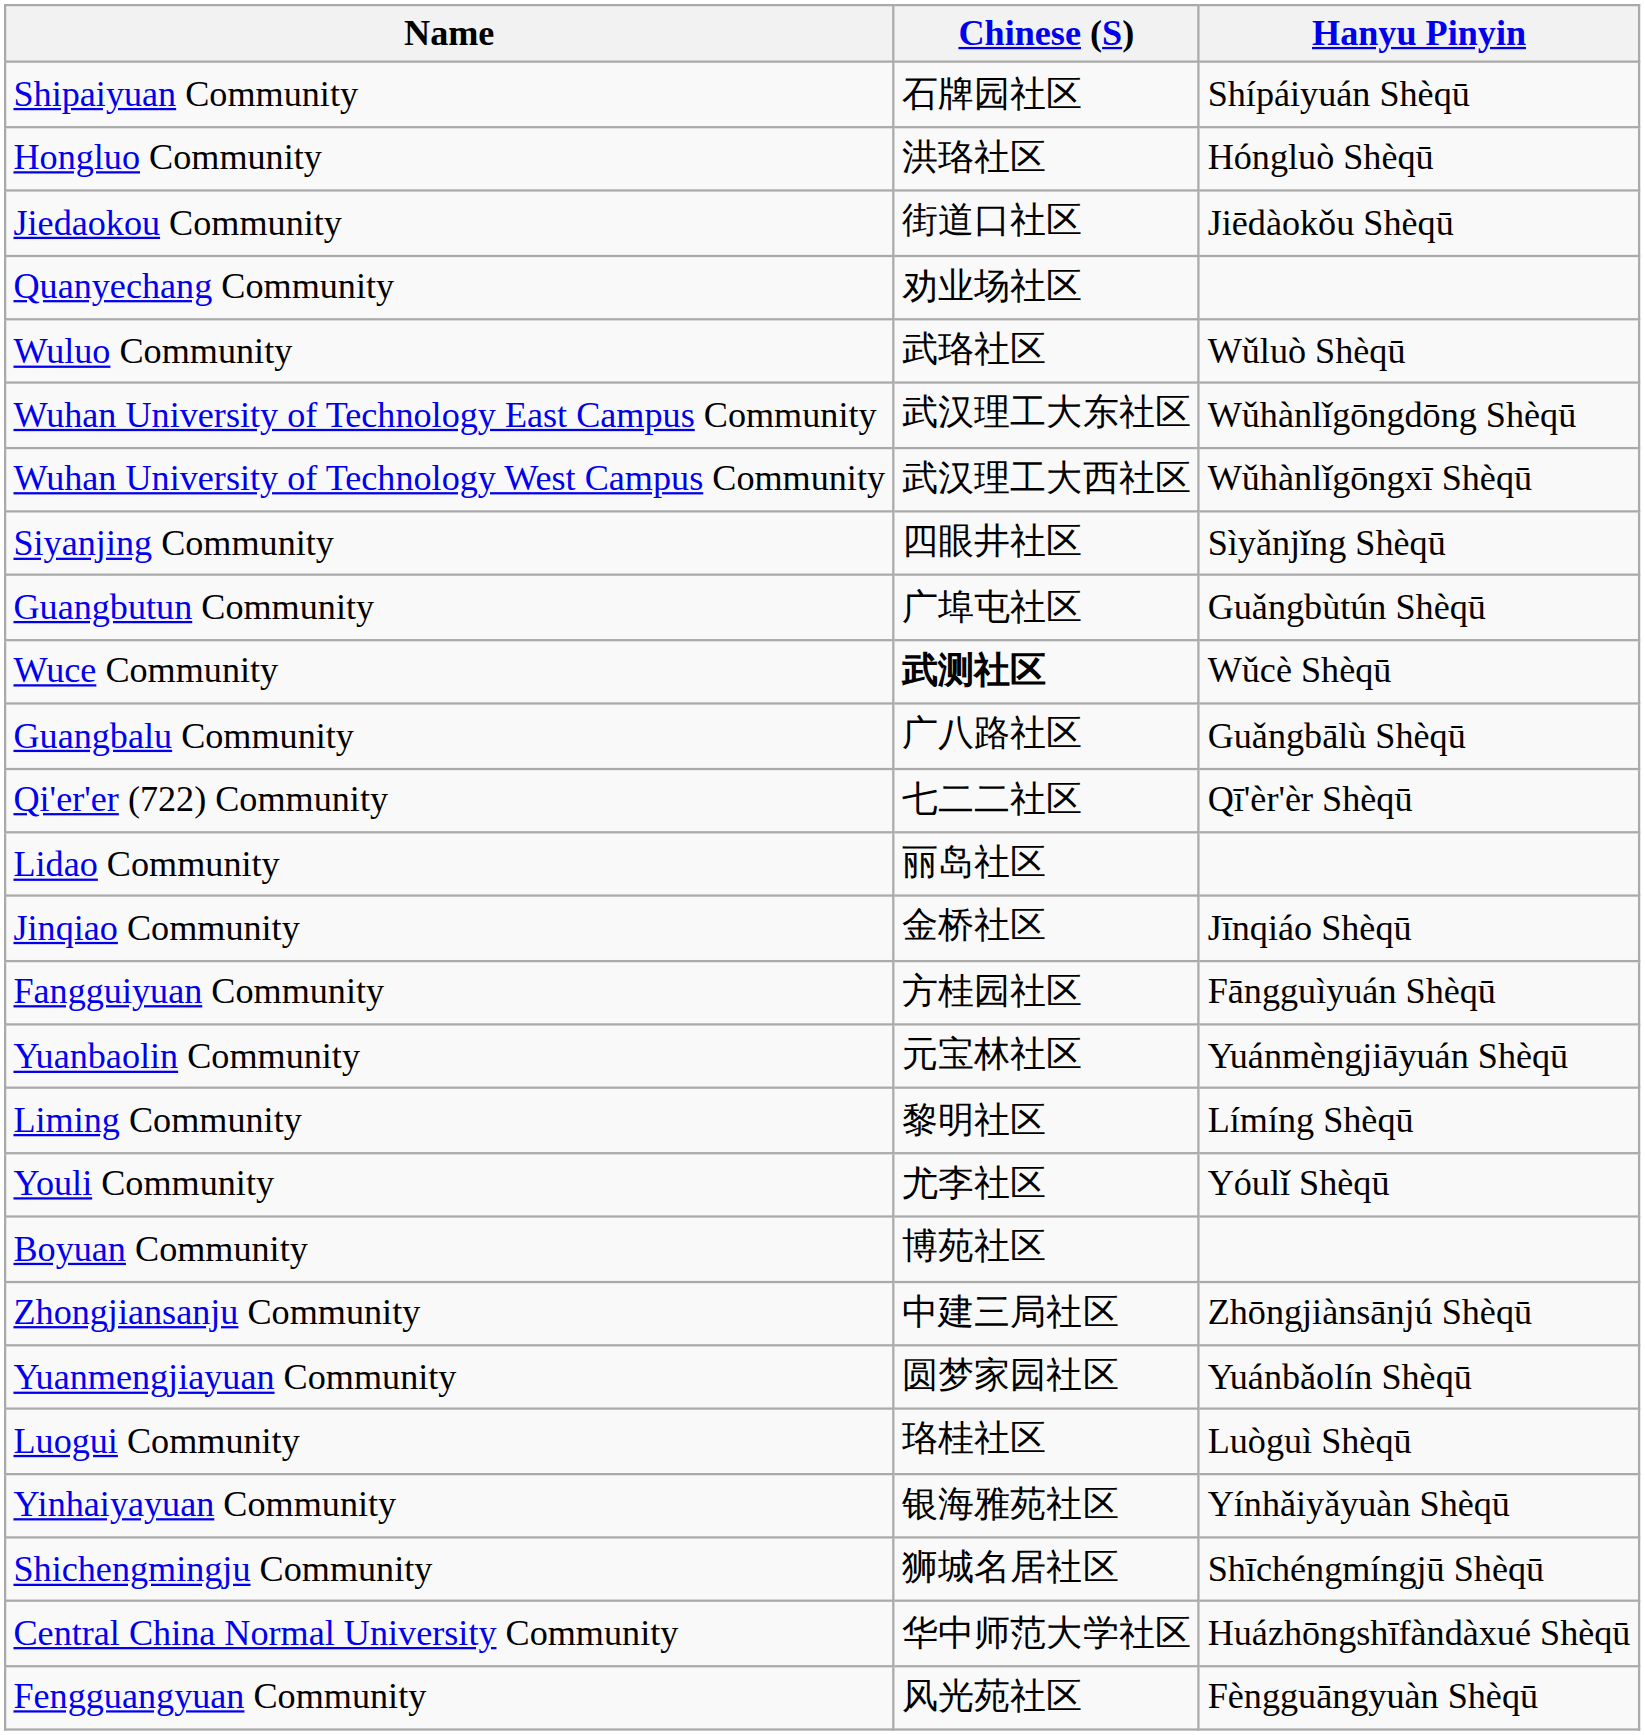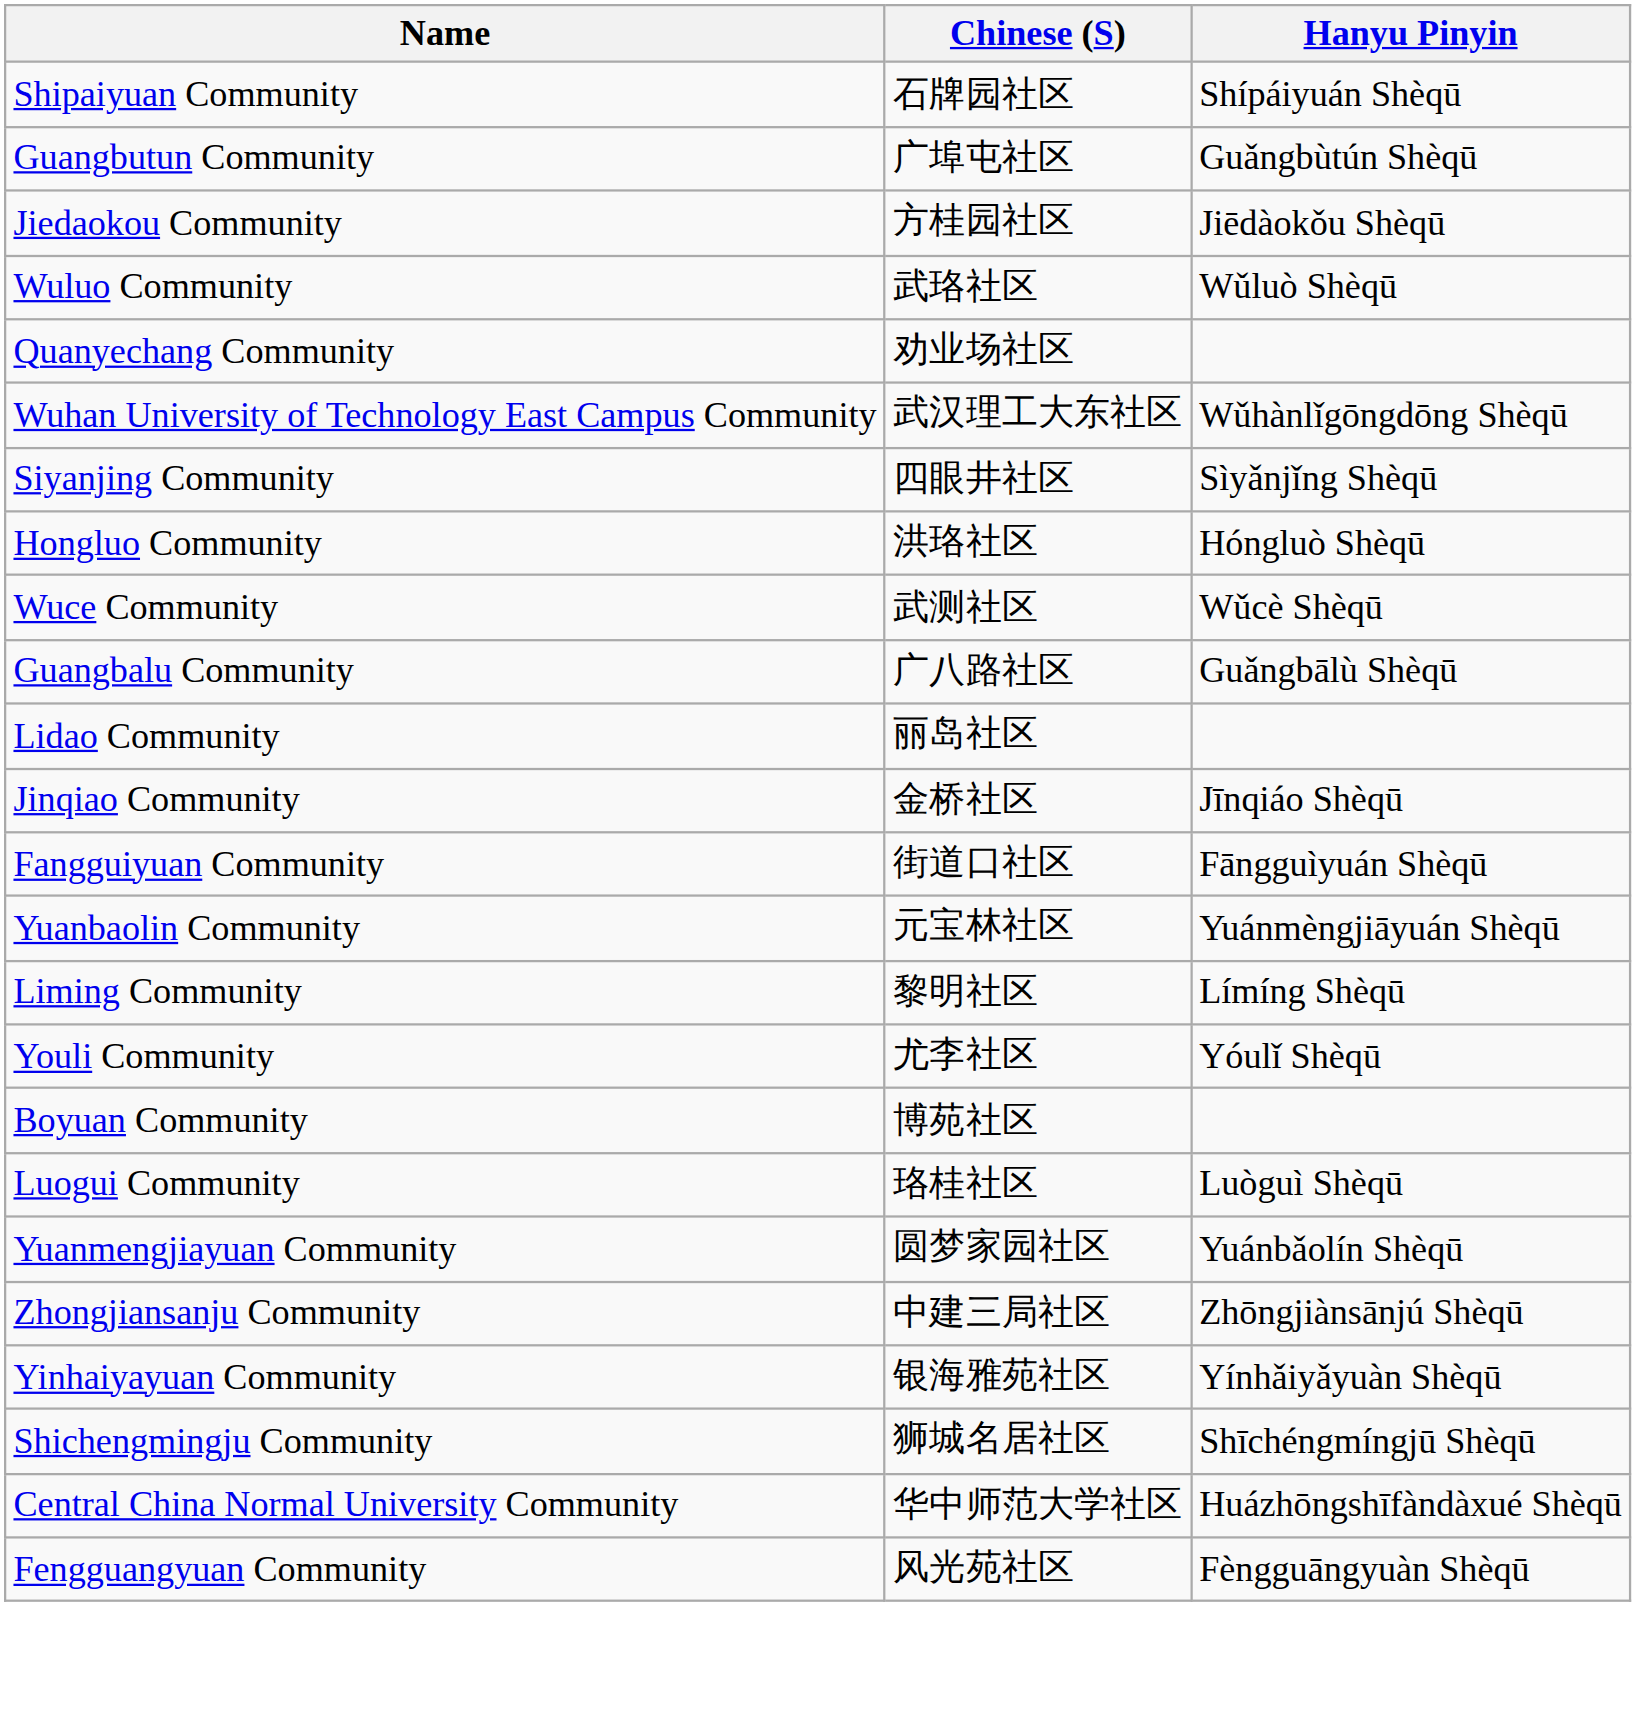rows swapped: (168, 158) <-> (194, 606)
(992, 221) 街道口社区 -> (984, 221) 方桂园社区
rows swapped: (153, 350) <-> (204, 286)
- row: (449, 478)
(974, 669) bold -> (966, 605) normal
- row: (201, 799)
(992, 990) 方桂园社区 -> (984, 862) 街道口社区
rows swapped: (217, 1312) <-> (157, 1440)
